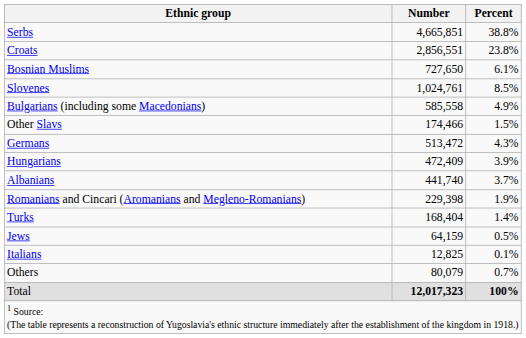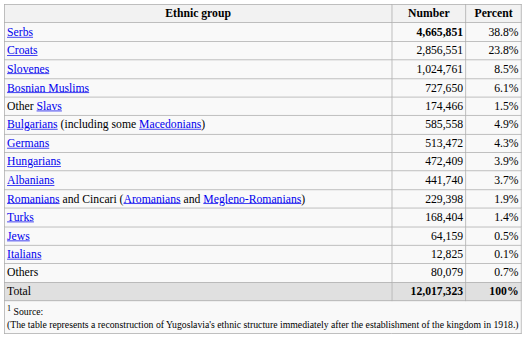(440, 32) normal -> (440, 32) bold
rows swapped: (28, 87) <-> (48, 69)
rows swapped: (106, 106) <-> (34, 124)
